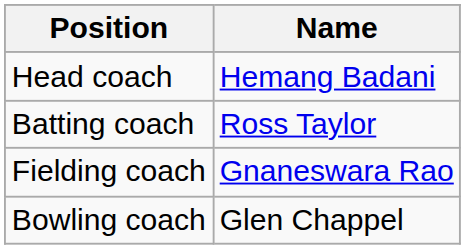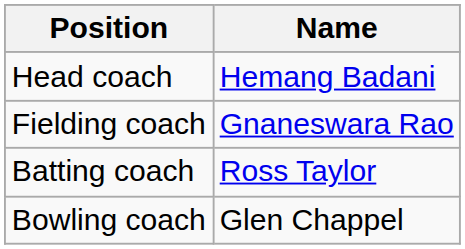rows swapped: (103, 123) <-> (109, 171)
